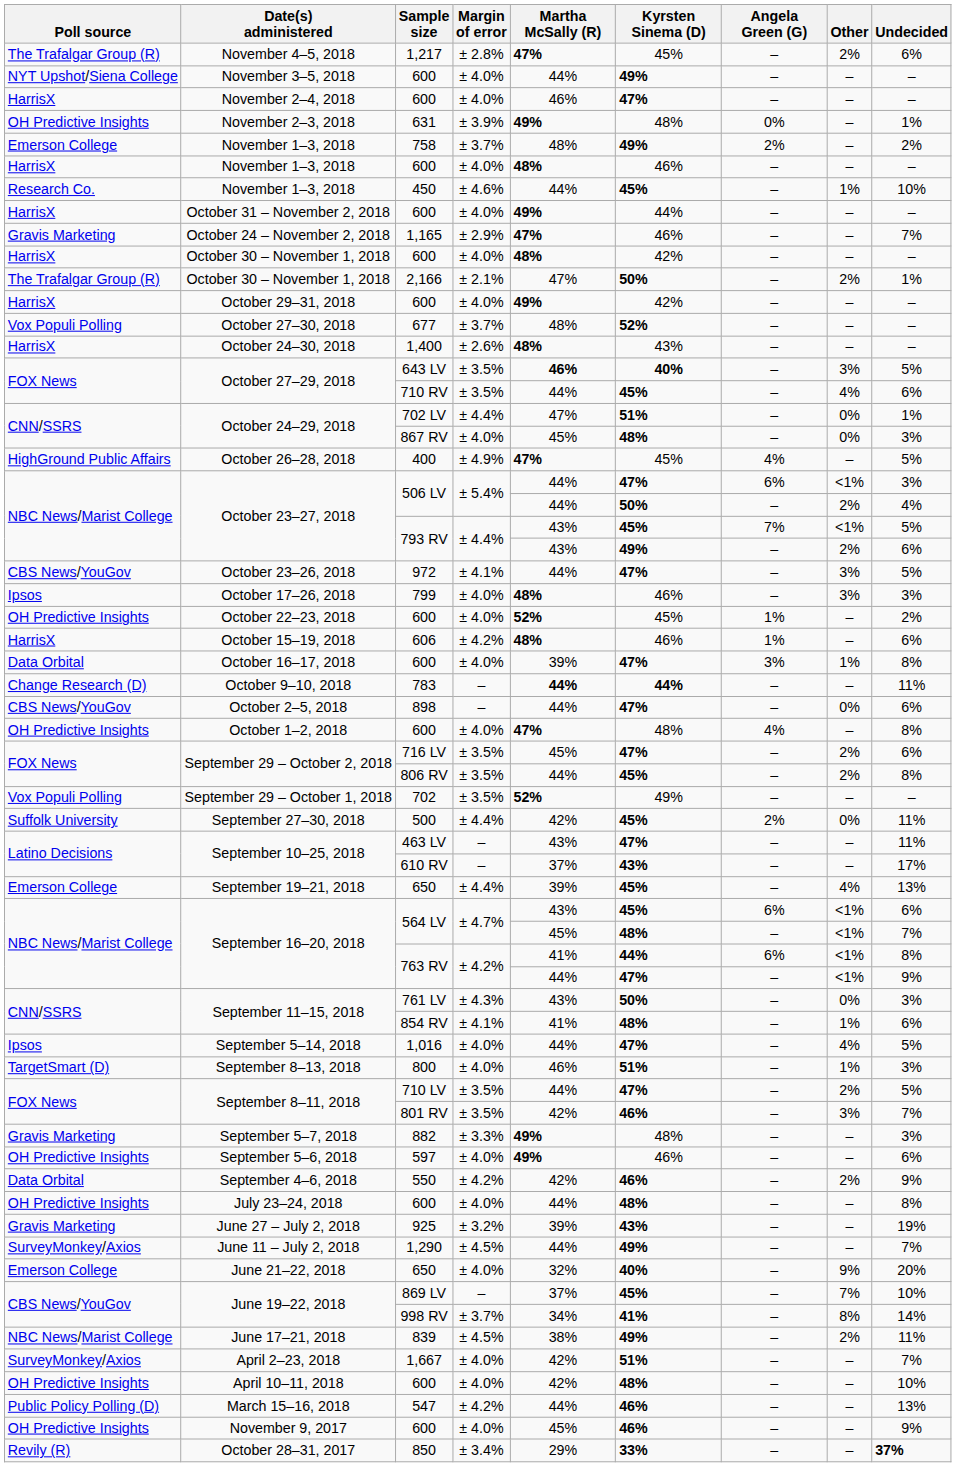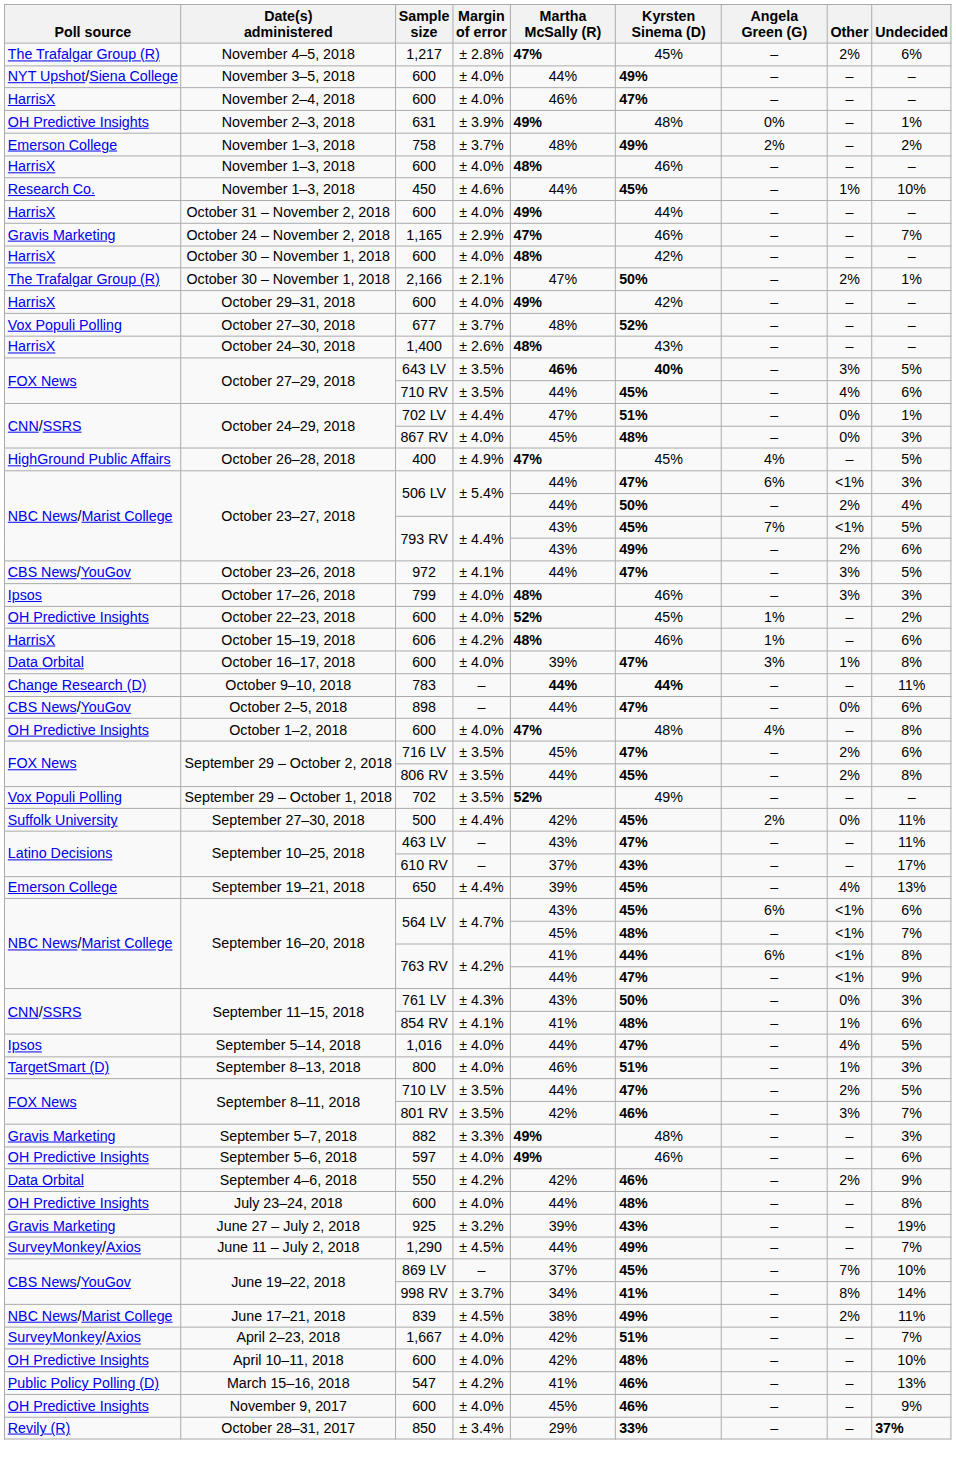- row: (288, 1271)
(563, 1406) 44% -> (563, 1383) 41%
